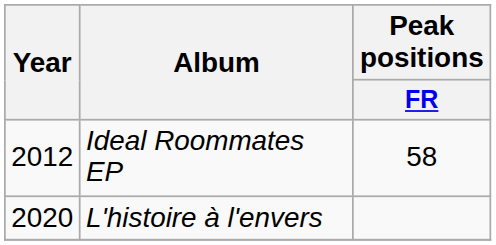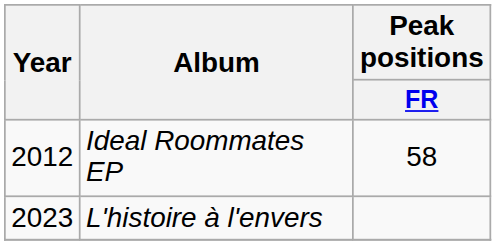(42, 217) 2020 -> (42, 217) 2023
